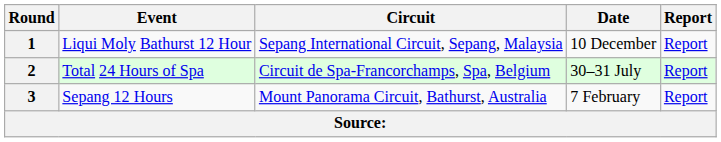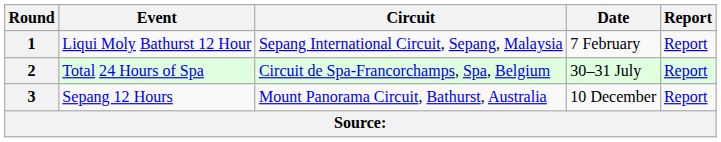(613, 43) 10 December -> (605, 43) 7 February
(605, 96) 7 February -> (613, 96) 10 December
